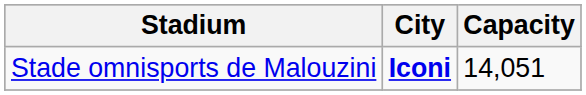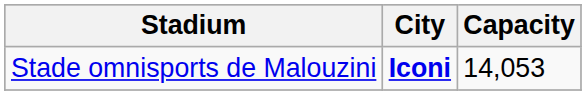(504, 68) 14,051 -> (504, 68) 14,053
